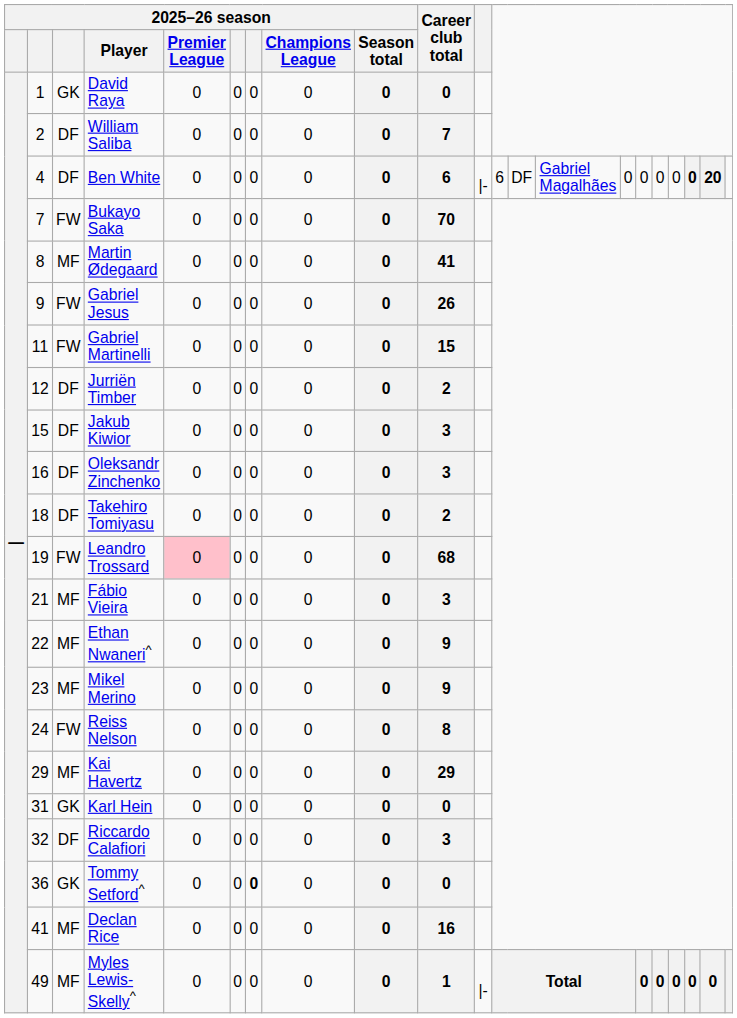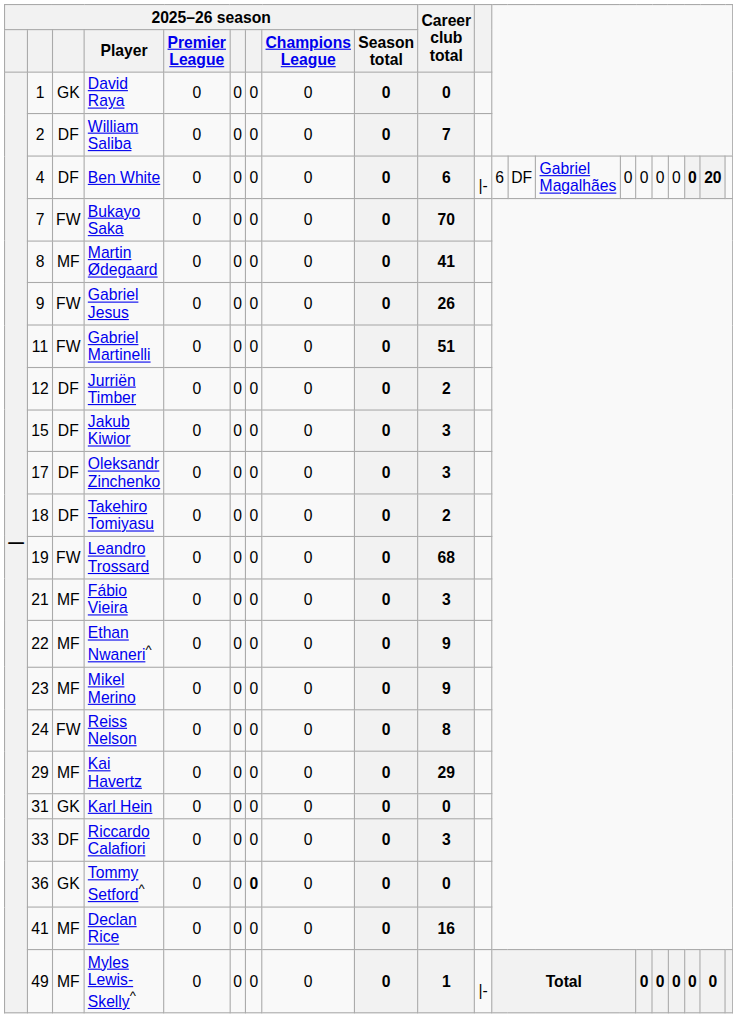(446, 347) 15 -> (446, 347) 51
(40, 473) 16 -> (40, 473) 17
(197, 558) pink background -> (197, 558) no background
(40, 840) 32 -> (40, 840) 33
